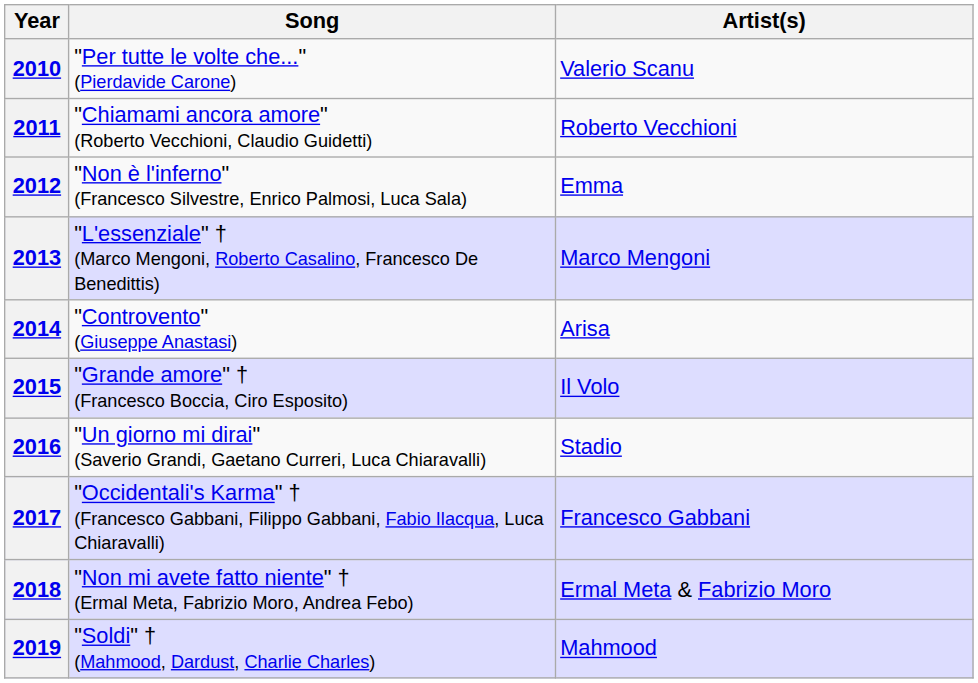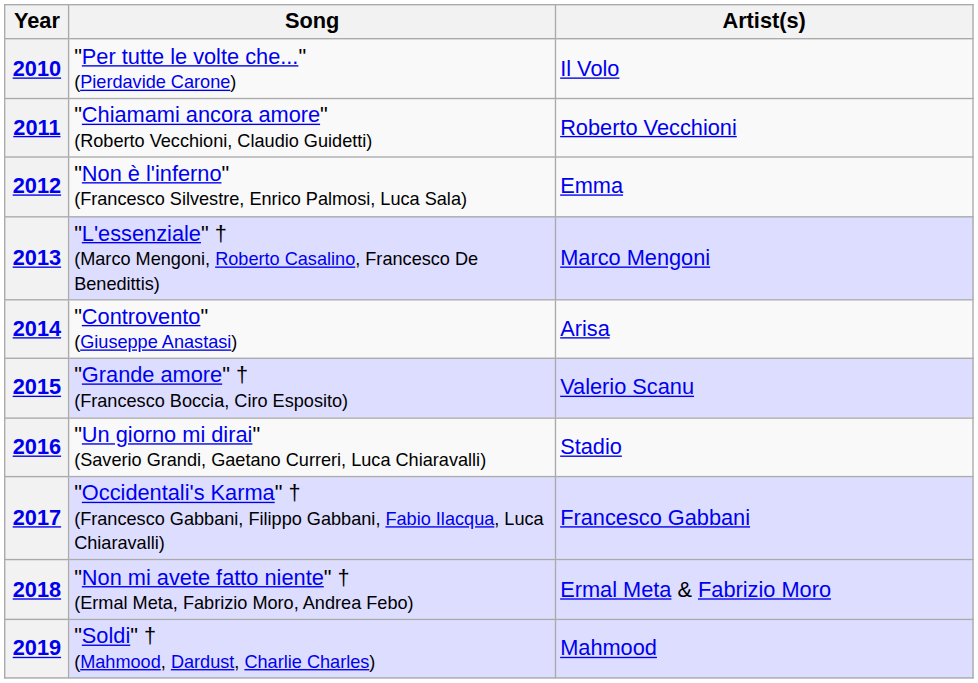(627, 68) Valerio Scanu -> (590, 68) Il Volo
(590, 387) Il Volo -> (627, 387) Valerio Scanu
